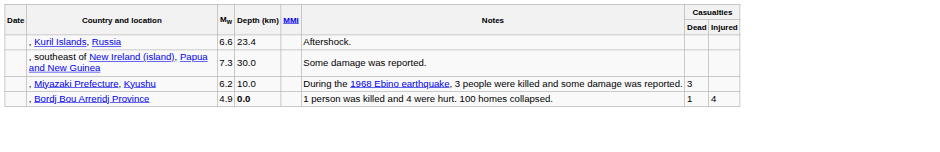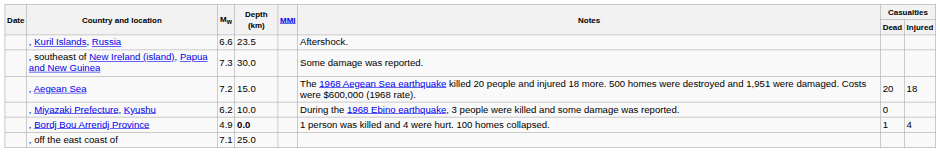(246, 42) 23.4 -> (246, 42) 23.5
+ row: (58, 89)
(690, 83) 3 -> (885, 109) 0
+ row: (73, 140)
